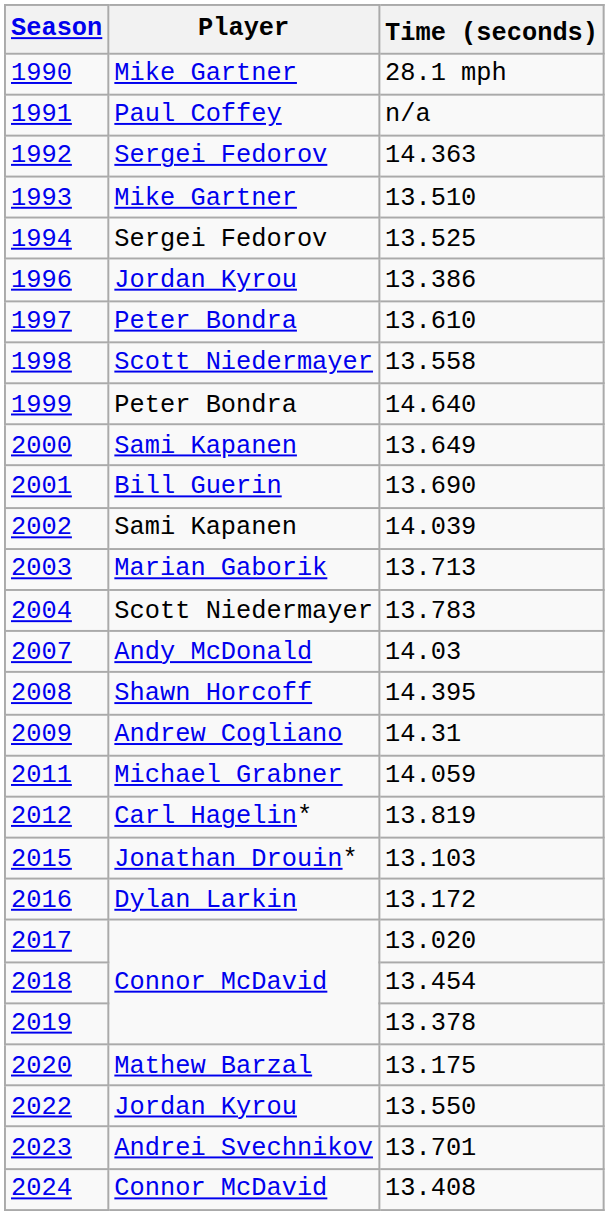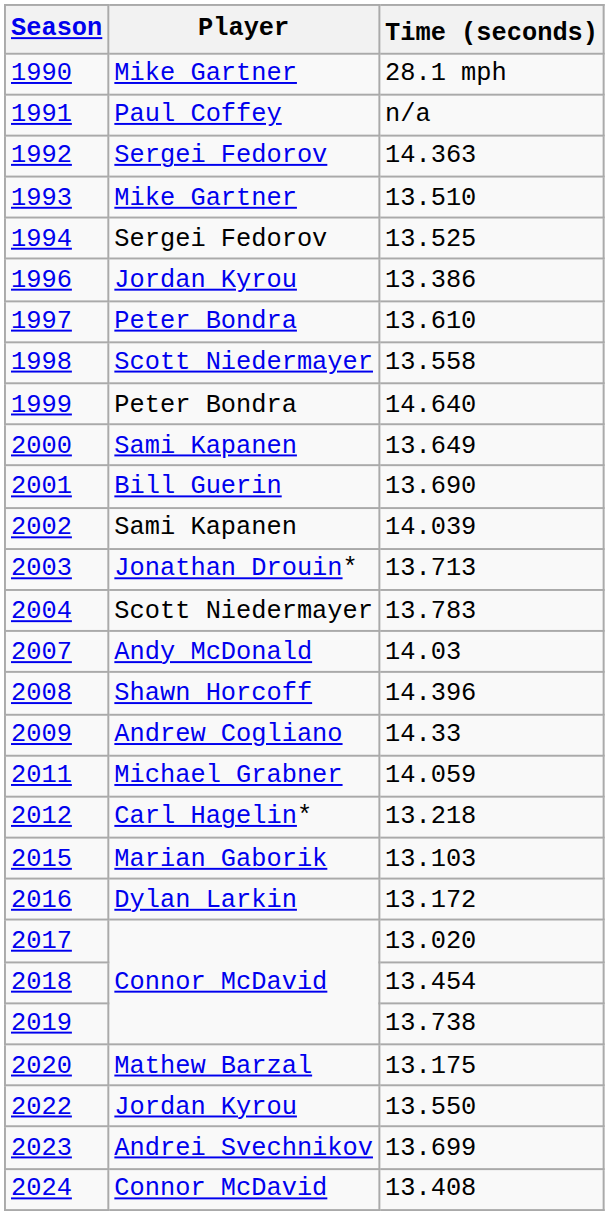(221, 569) Marian Gaborik -> (236, 569) Jonathan Drouin*
(431, 693) 14.395 -> (431, 693) 14.396
(423, 734) 14.31 -> (423, 734) 14.33
(431, 817) 13.819 -> (431, 817) 13.218
(236, 858) Jonathan Drouin* -> (221, 858) Marian Gaborik
(431, 1024) 13.378 -> (431, 1024) 13.738
(431, 1148) 13.701 -> (431, 1148) 13.699
